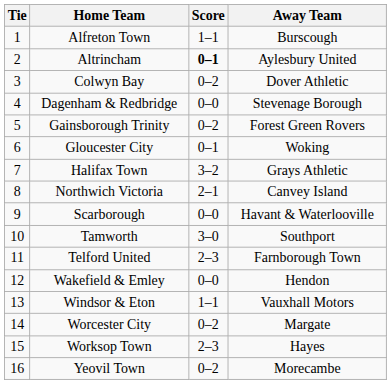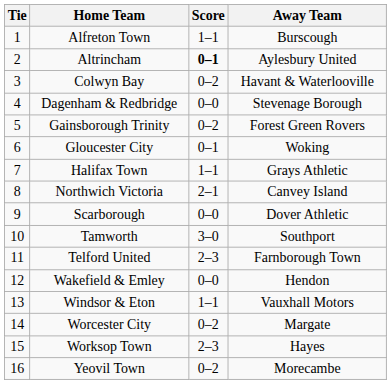(307, 81) Dover Athletic -> (307, 81) Havant & Waterlooville
(208, 170) 3–2 -> (208, 170) 1–1
(307, 214) Havant & Waterlooville -> (307, 214) Dover Athletic
